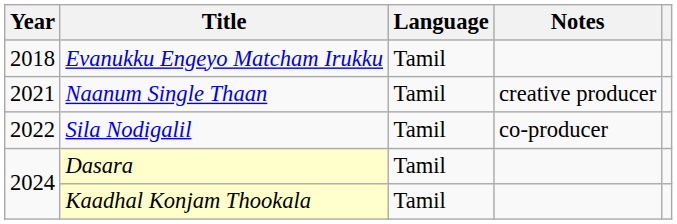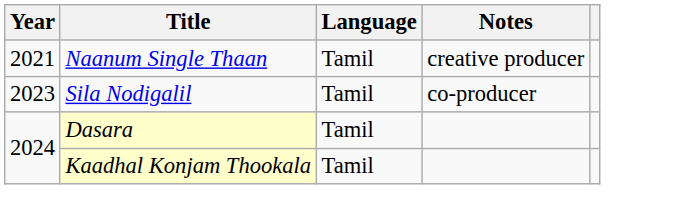- row: (224, 58)
(32, 129) 2022 -> (32, 93) 2023
